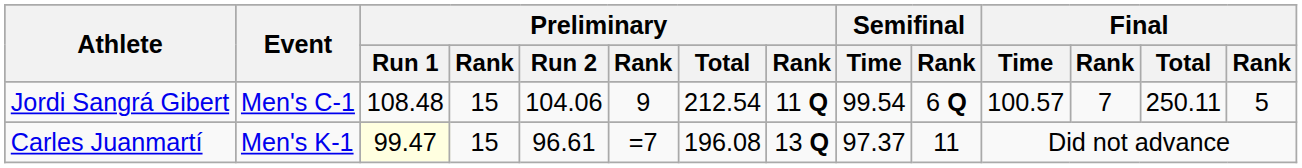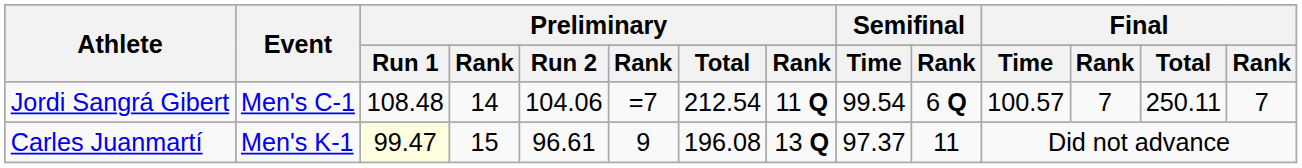(485, 103) 15 -> (485, 103) 14
(643, 103) 9 -> (643, 103) =7
(1262, 103) 5 -> (1262, 103) 7
(643, 142) =7 -> (643, 142) 9
